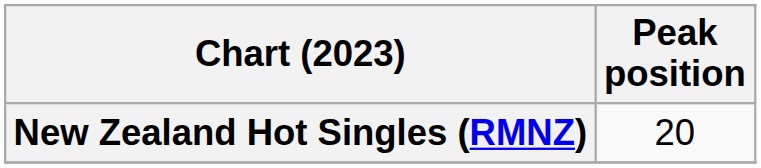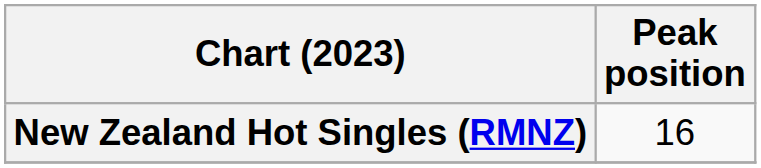(675, 132) 20 -> (675, 132) 16
